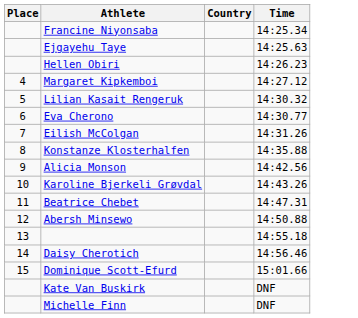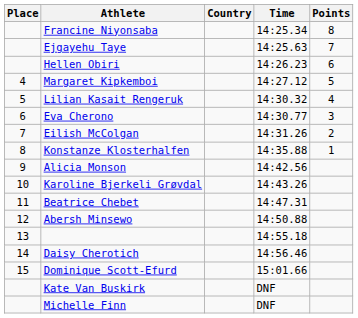+ column: (331, 13)
